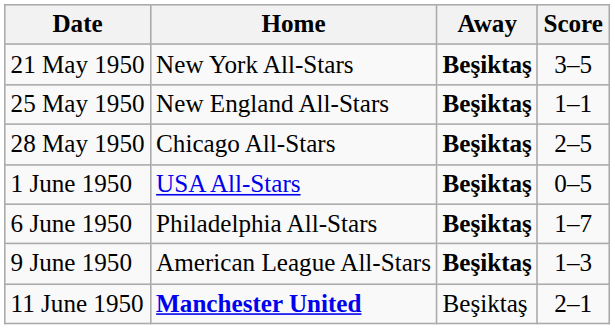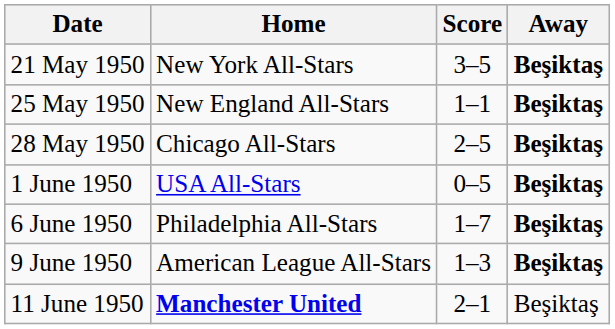columns swapped: (573, 24) <-> (487, 24)
